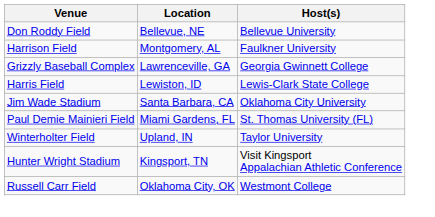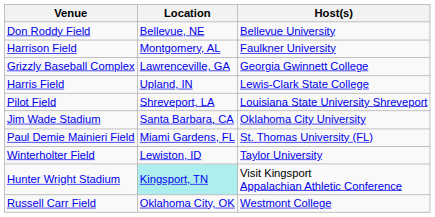(171, 84) Lewiston, ID -> (166, 84) Upland, IN
+ row: (32, 102)
(166, 137) Upland, IN -> (171, 155) Lewiston, ID
(174, 161) no background -> (174, 179) paleturquoise background
